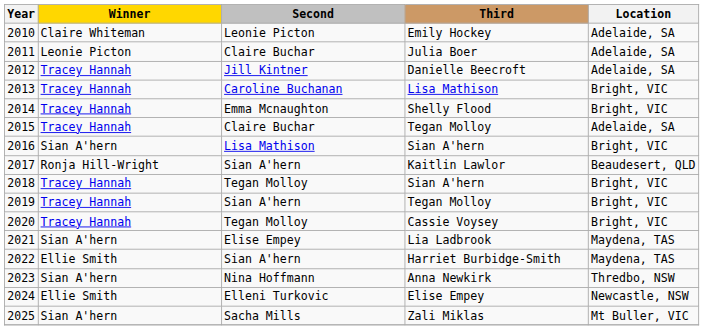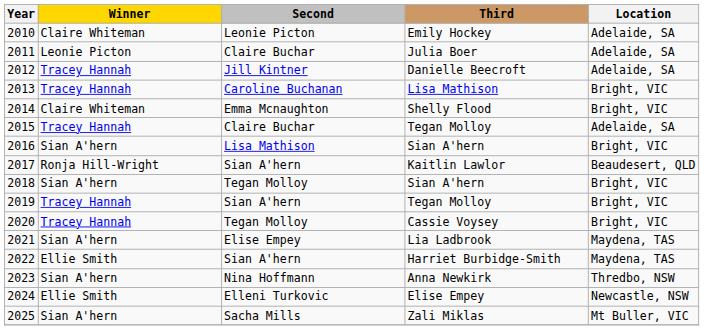(86, 108) Tracey Hannah -> (93, 108) Claire Whiteman
(86, 184) Tracey Hannah -> (79, 184) Sian A'hern
